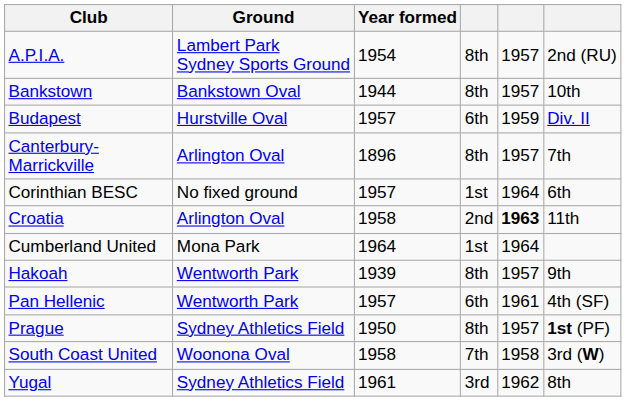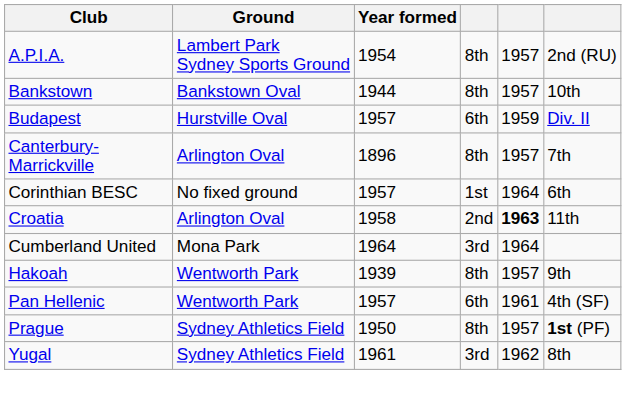(476, 246) 1st -> (477, 246) 3rd
- row: (83, 355)
